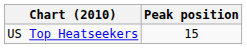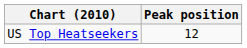(191, 34) 15 -> (191, 34) 12
